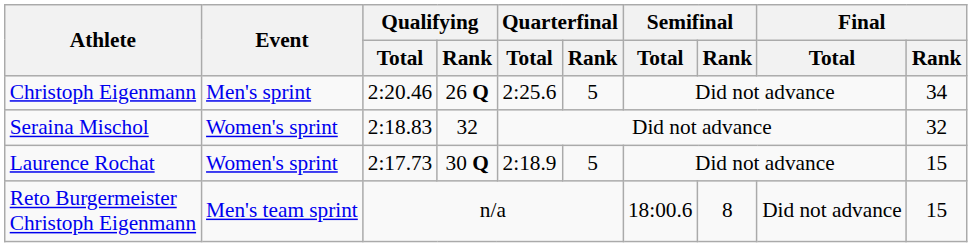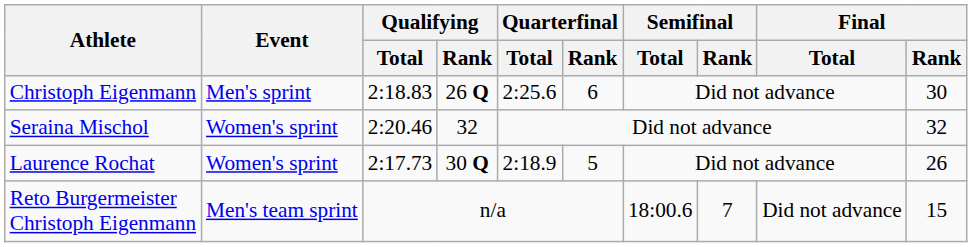(400, 92) 2:20.46 -> (400, 92) 2:18.83
(592, 92) 5 -> (592, 92) 6
(937, 92) 34 -> (937, 92) 30
(400, 127) 2:18.83 -> (400, 127) 2:20.46
(937, 163) 15 -> (937, 163) 26
(727, 210) 8 -> (727, 210) 7
